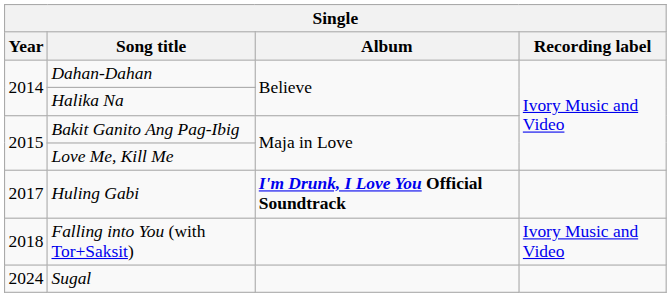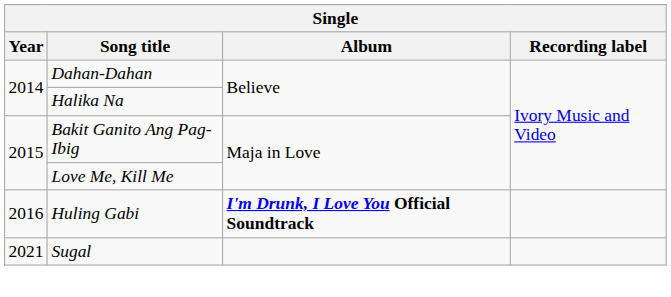(26, 194) 2017 -> (26, 213) 2016
- row: (128, 241)
(26, 278) 2024 -> (26, 251) 2021
